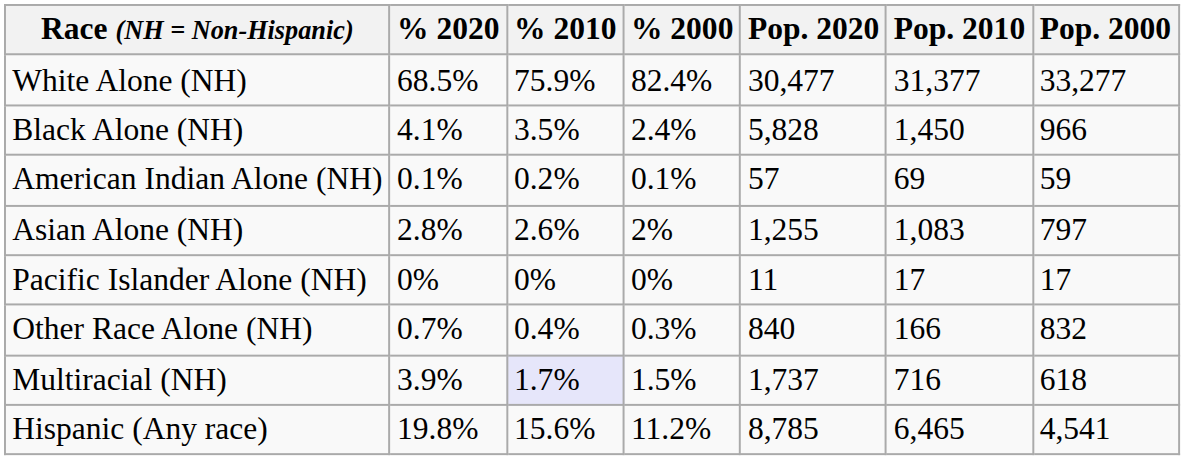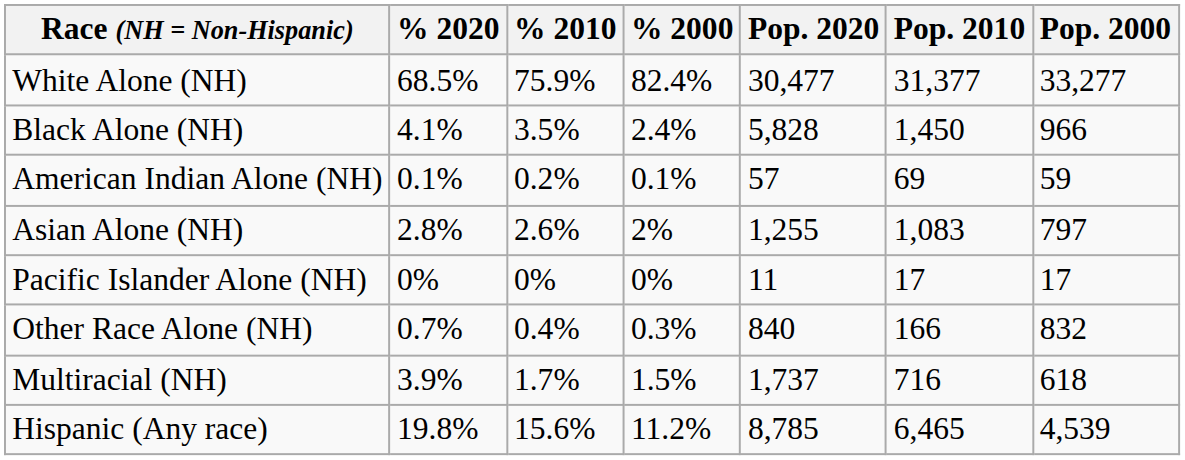(547, 379) lavender background -> (547, 379) no background
(1075, 429) 4,541 -> (1075, 429) 4,539
